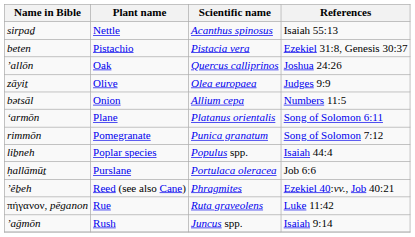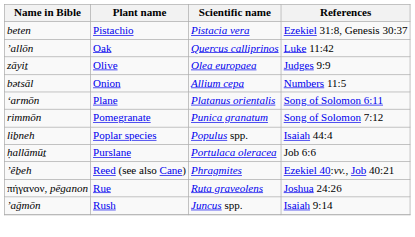- row: (21, 30)
(313, 65) Joshua 24:26 -> (309, 48) Luke 11:42
(309, 205) Luke 11:42 -> (313, 188) Joshua 24:26
